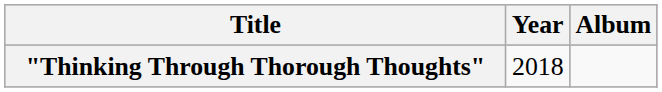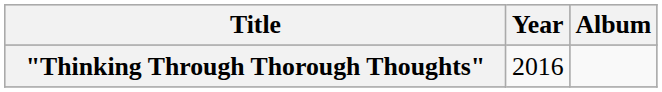(538, 65) 2018 -> (538, 65) 2016
